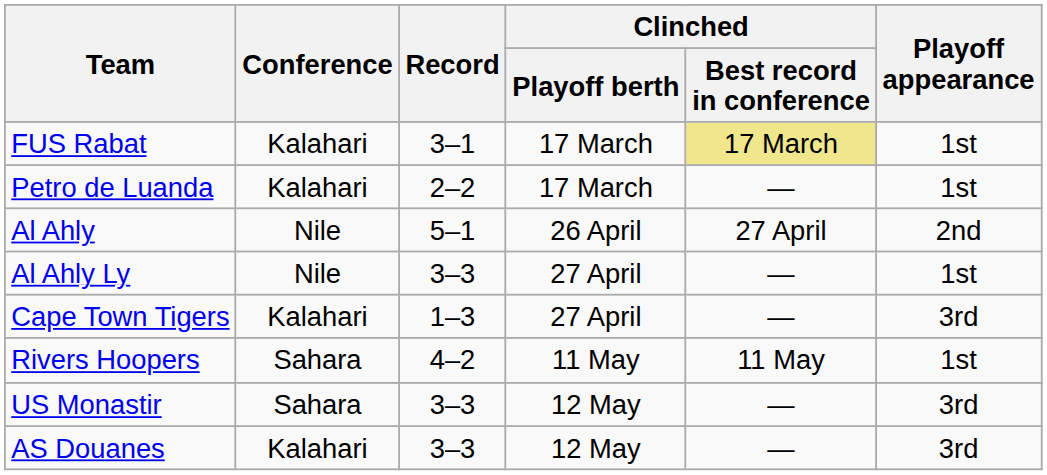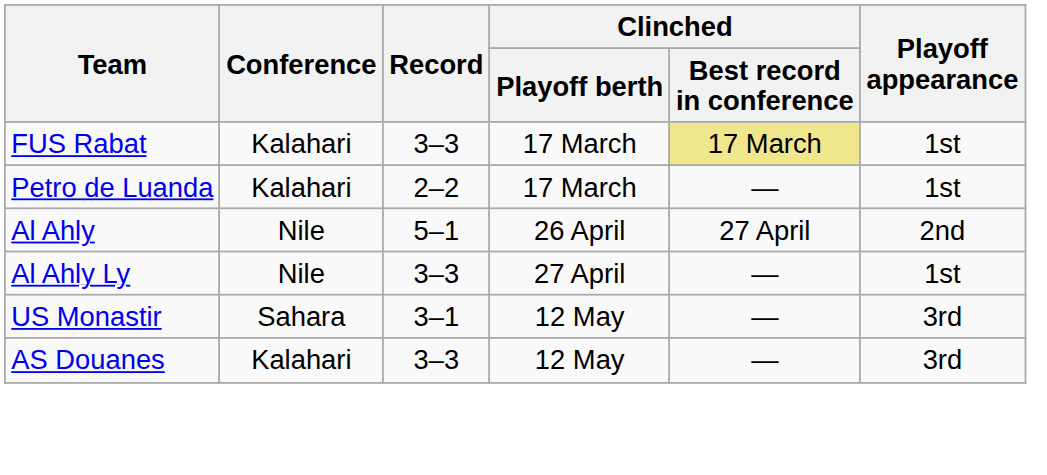(453, 144) 3–1 -> (436, 144) 3–3
- row: (120, 317)
- row: (105, 361)
(453, 404) 3–3 -> (436, 317) 3–1
